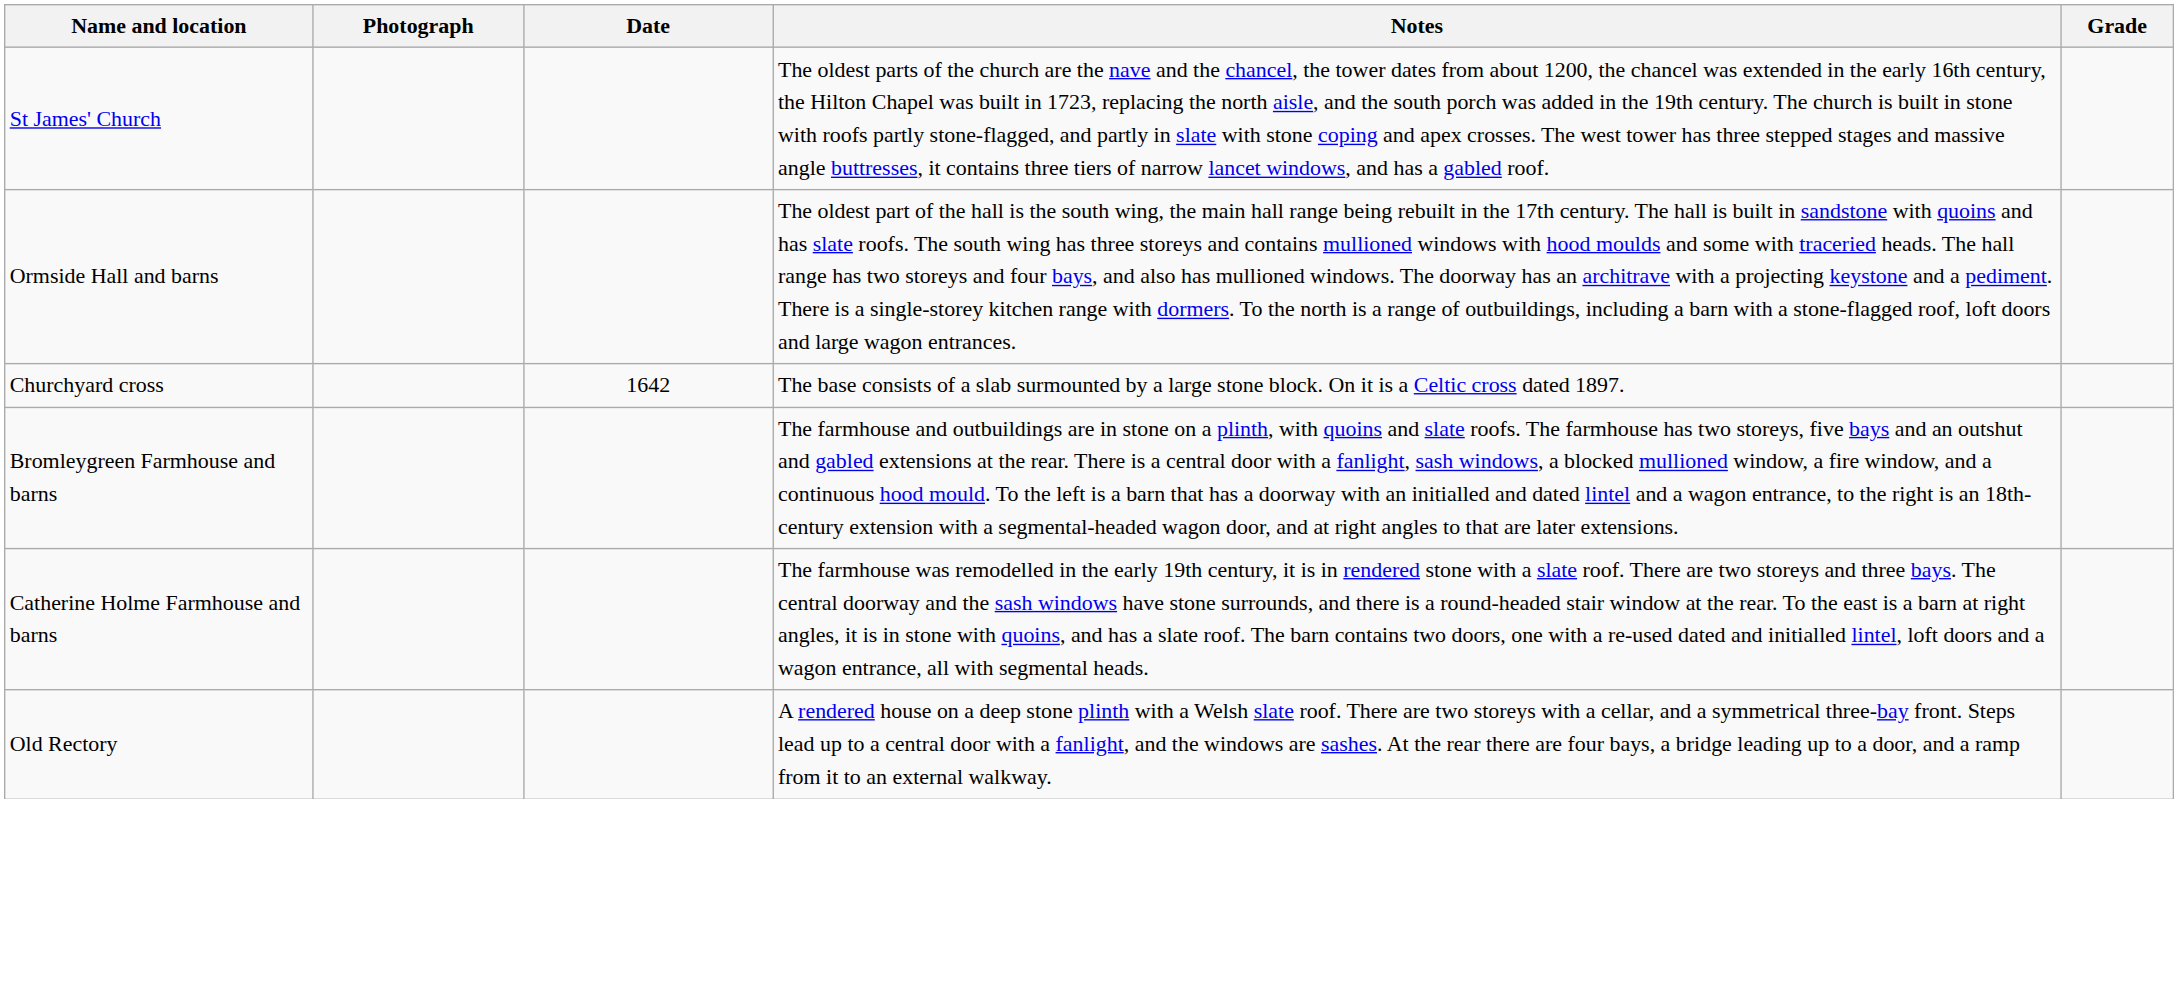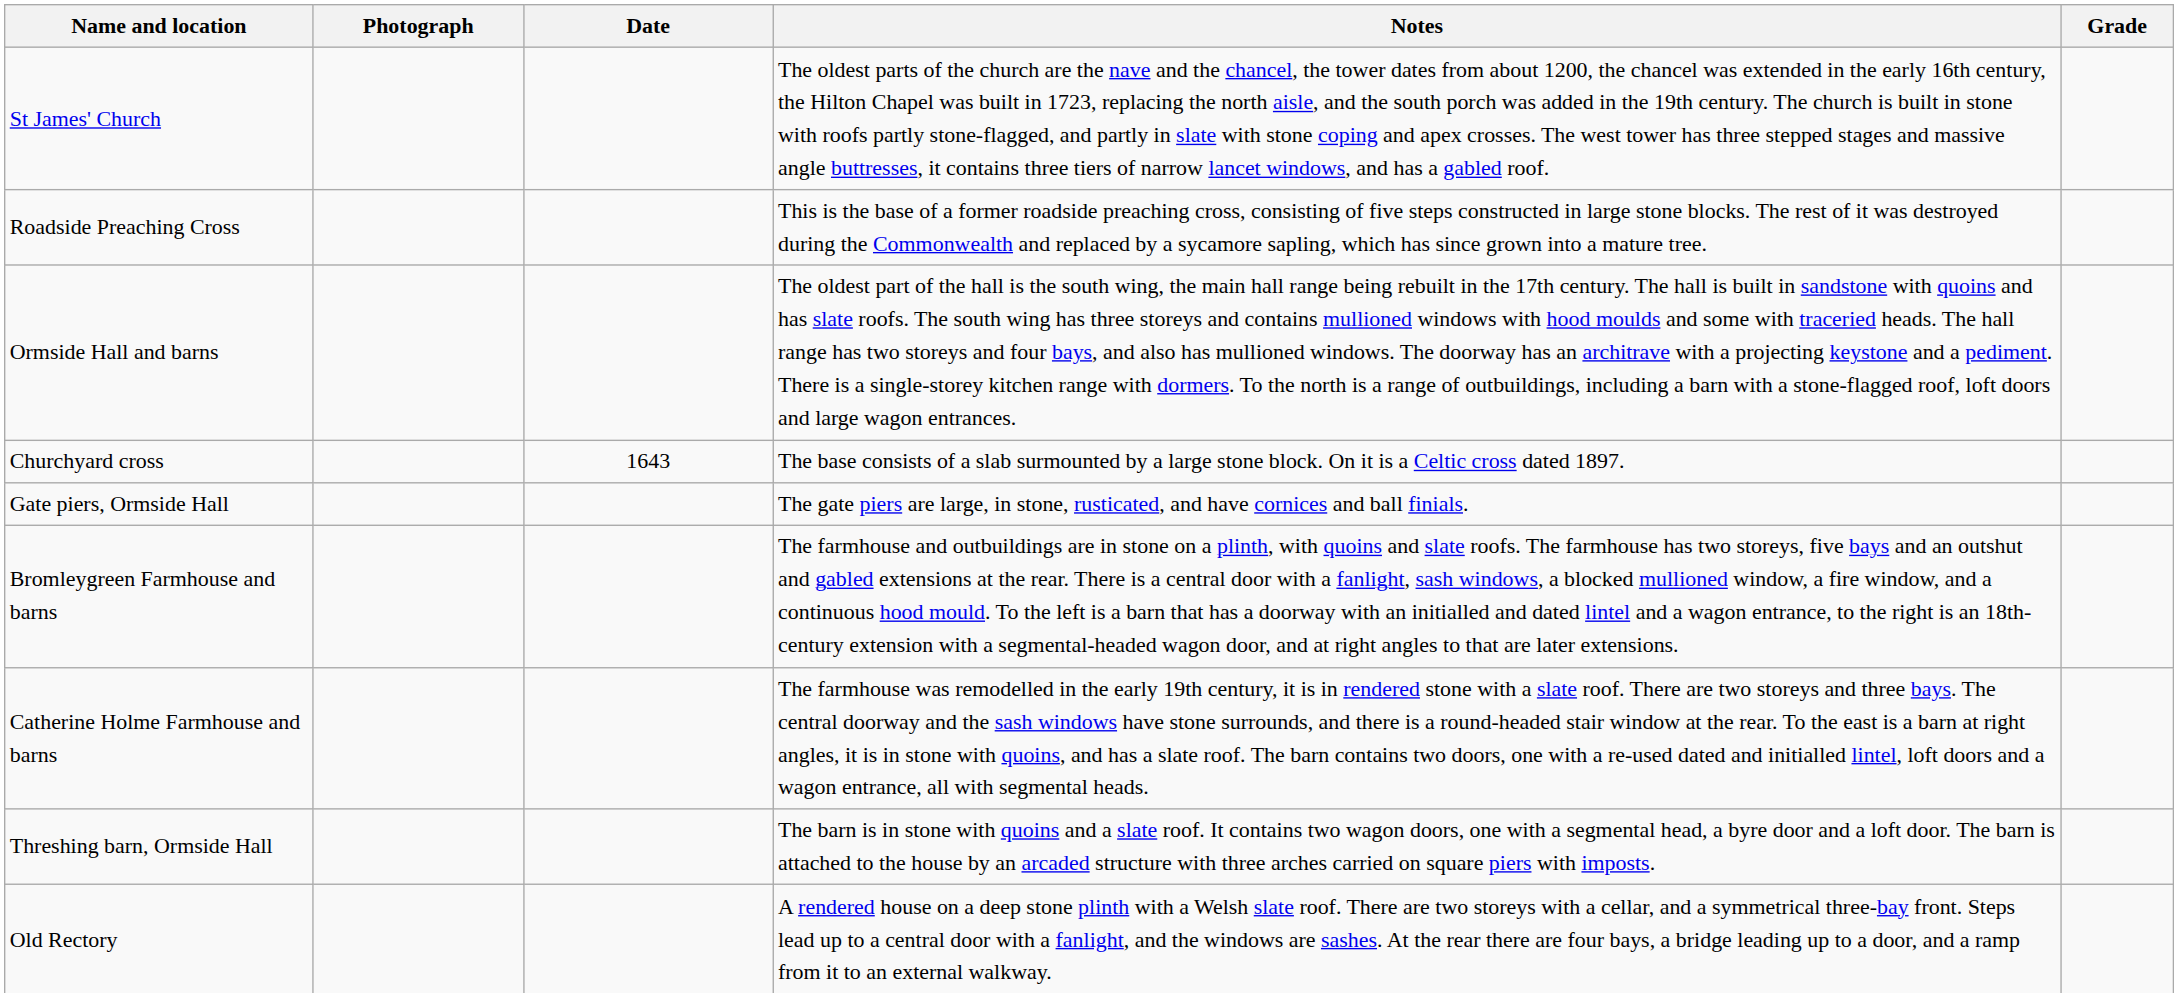+ row: (125, 227)
(648, 385) 1642 -> (648, 460) 1643
+ row: (119, 503)
+ row: (141, 846)
